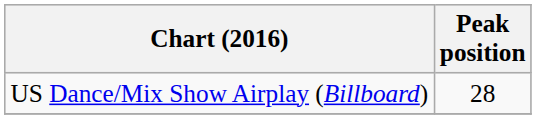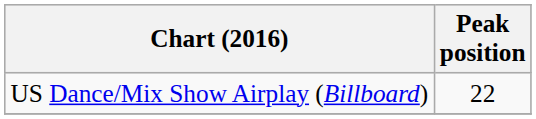(483, 93) 28 -> (483, 93) 22
